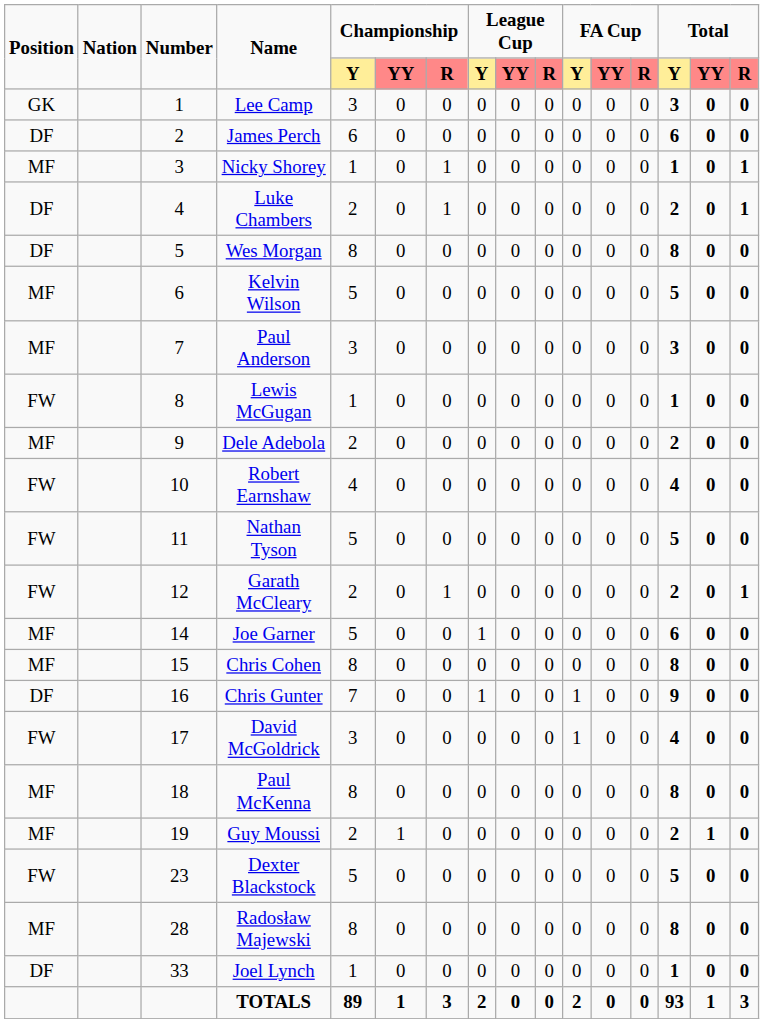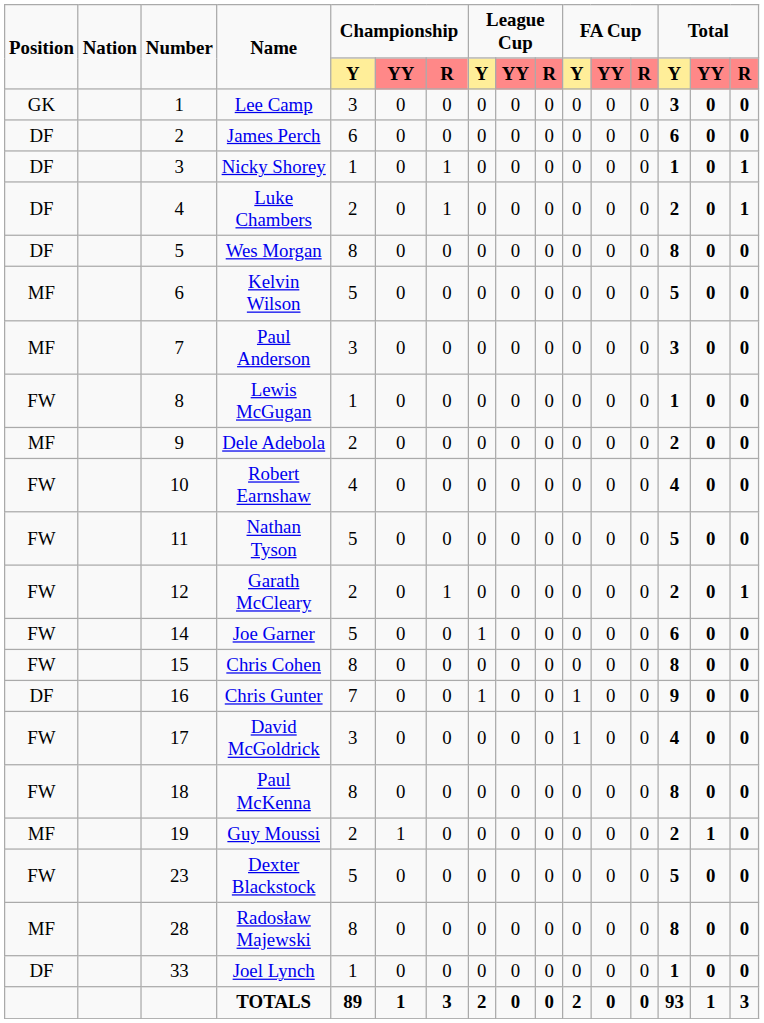(41, 166) MF -> (41, 166) DF
(41, 633) MF -> (41, 633) FW
(41, 664) MF -> (41, 664) FW
(41, 791) MF -> (41, 791) FW
